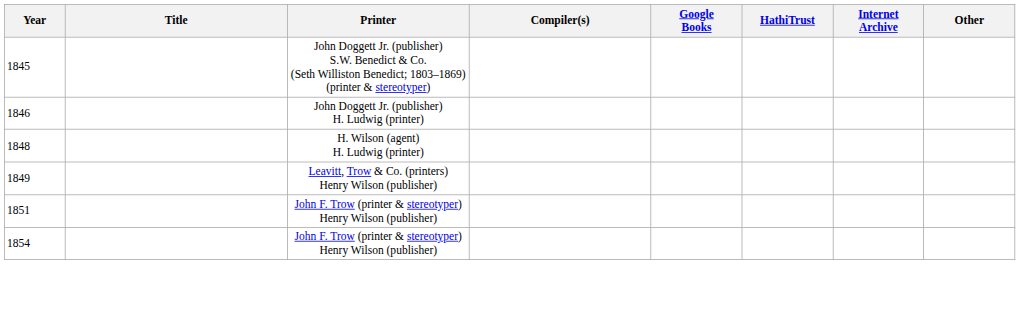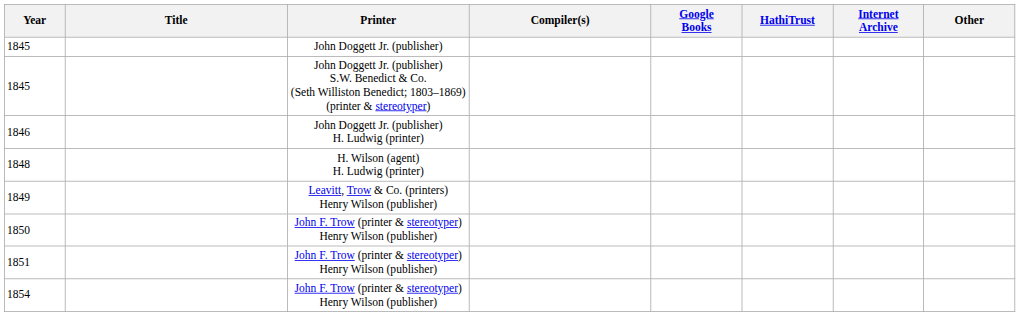+ row: (19, 46)
+ row: (19, 230)
